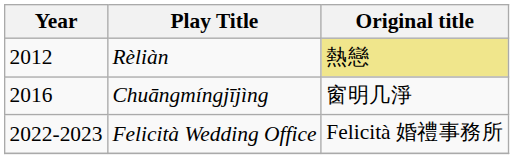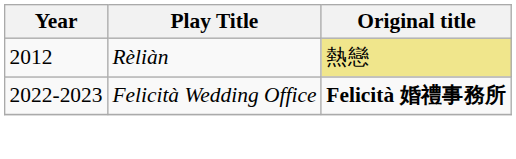- row: (190, 95)
(415, 132) normal -> (417, 94) bold
